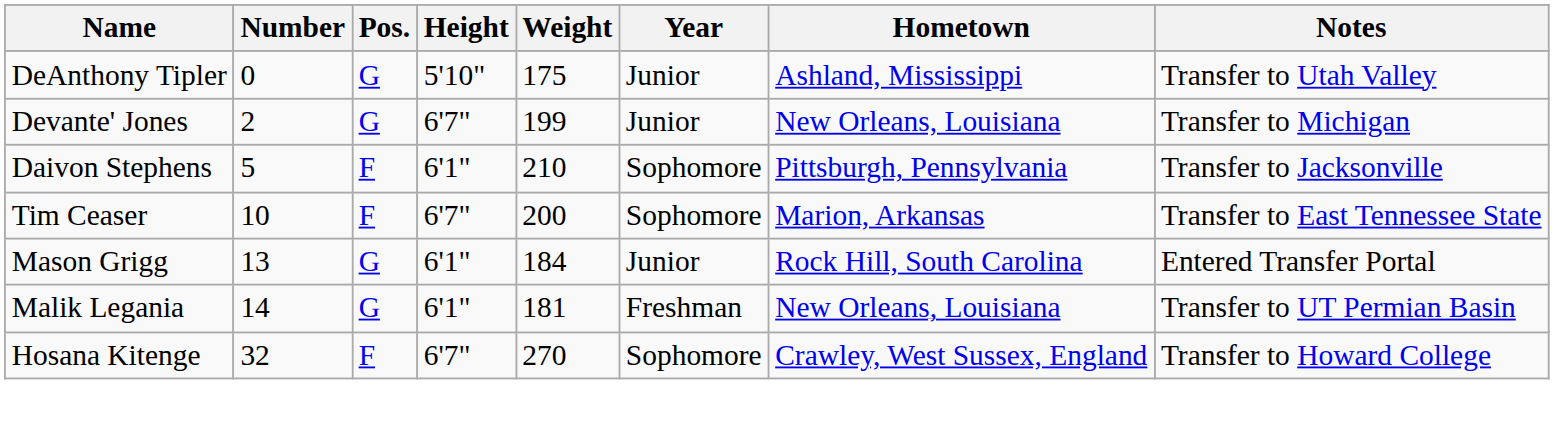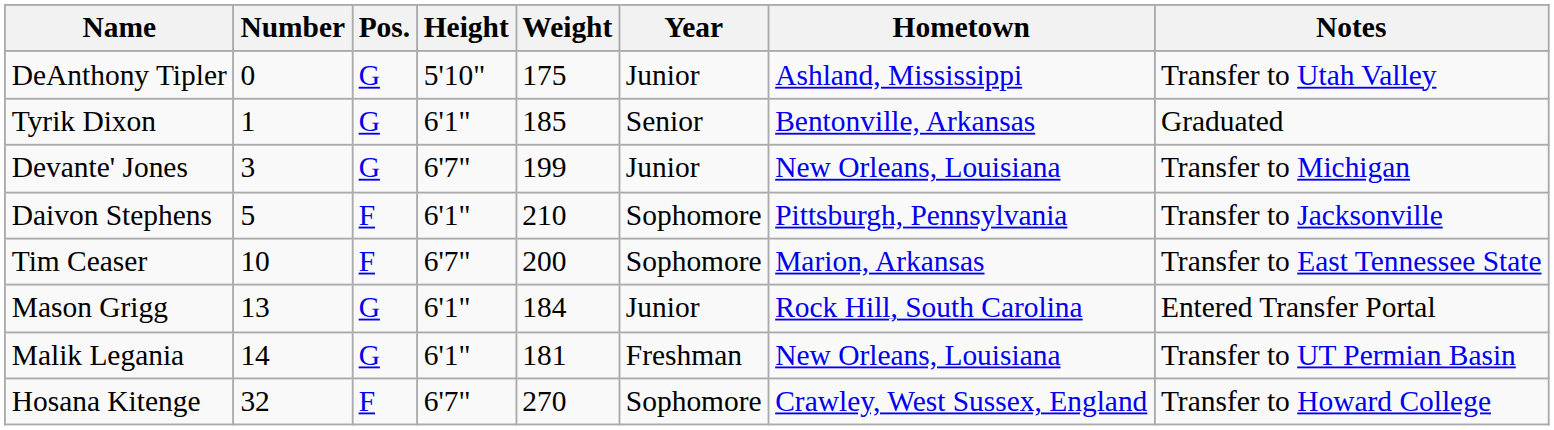+ row: (84, 121)
(248, 121) 2 -> (248, 167) 3
